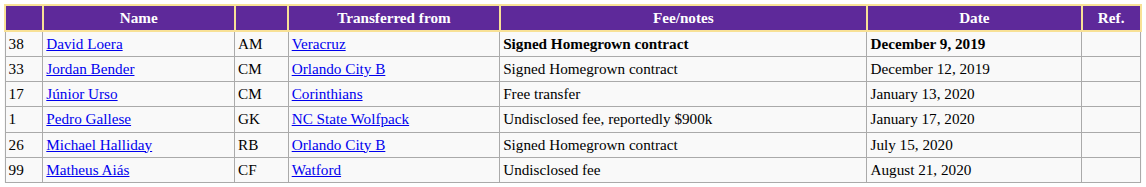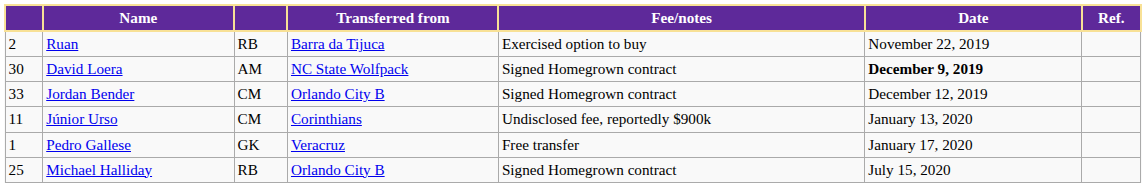+ row: (62, 44)
(16, 44) 38 -> (16, 69) 30
(319, 44) Veracruz -> (350, 69) NC State Wolfpack
(596, 44) bold -> (589, 69) normal
(16, 94) 17 -> (16, 119) 11
(542, 94) Free transfer -> (607, 119) Undisclosed fee, reportedly $900k
(350, 119) NC State Wolfpack -> (318, 144) Veracruz
(608, 119) Undisclosed fee, reportedly $900k -> (541, 144) Free transfer
(16, 144) 26 -> (16, 169) 25
- row: (88, 169)
